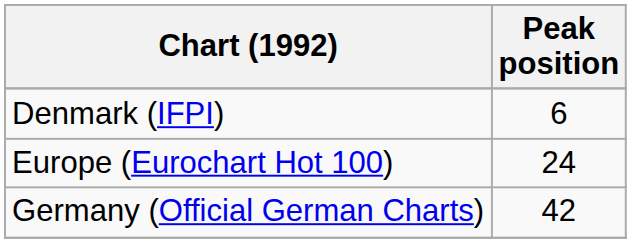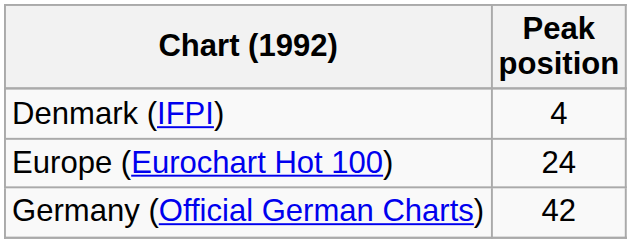(559, 113) 6 -> (559, 113) 4
